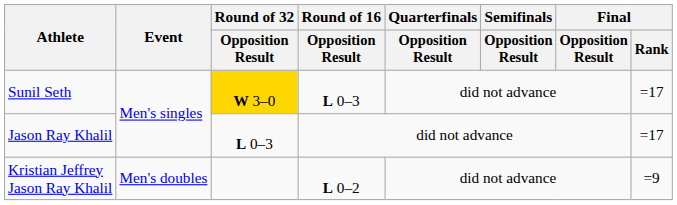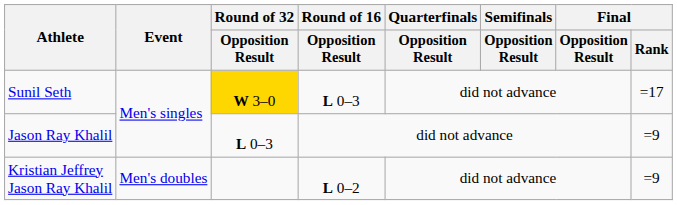(652, 135) =17 -> (652, 135) =9
